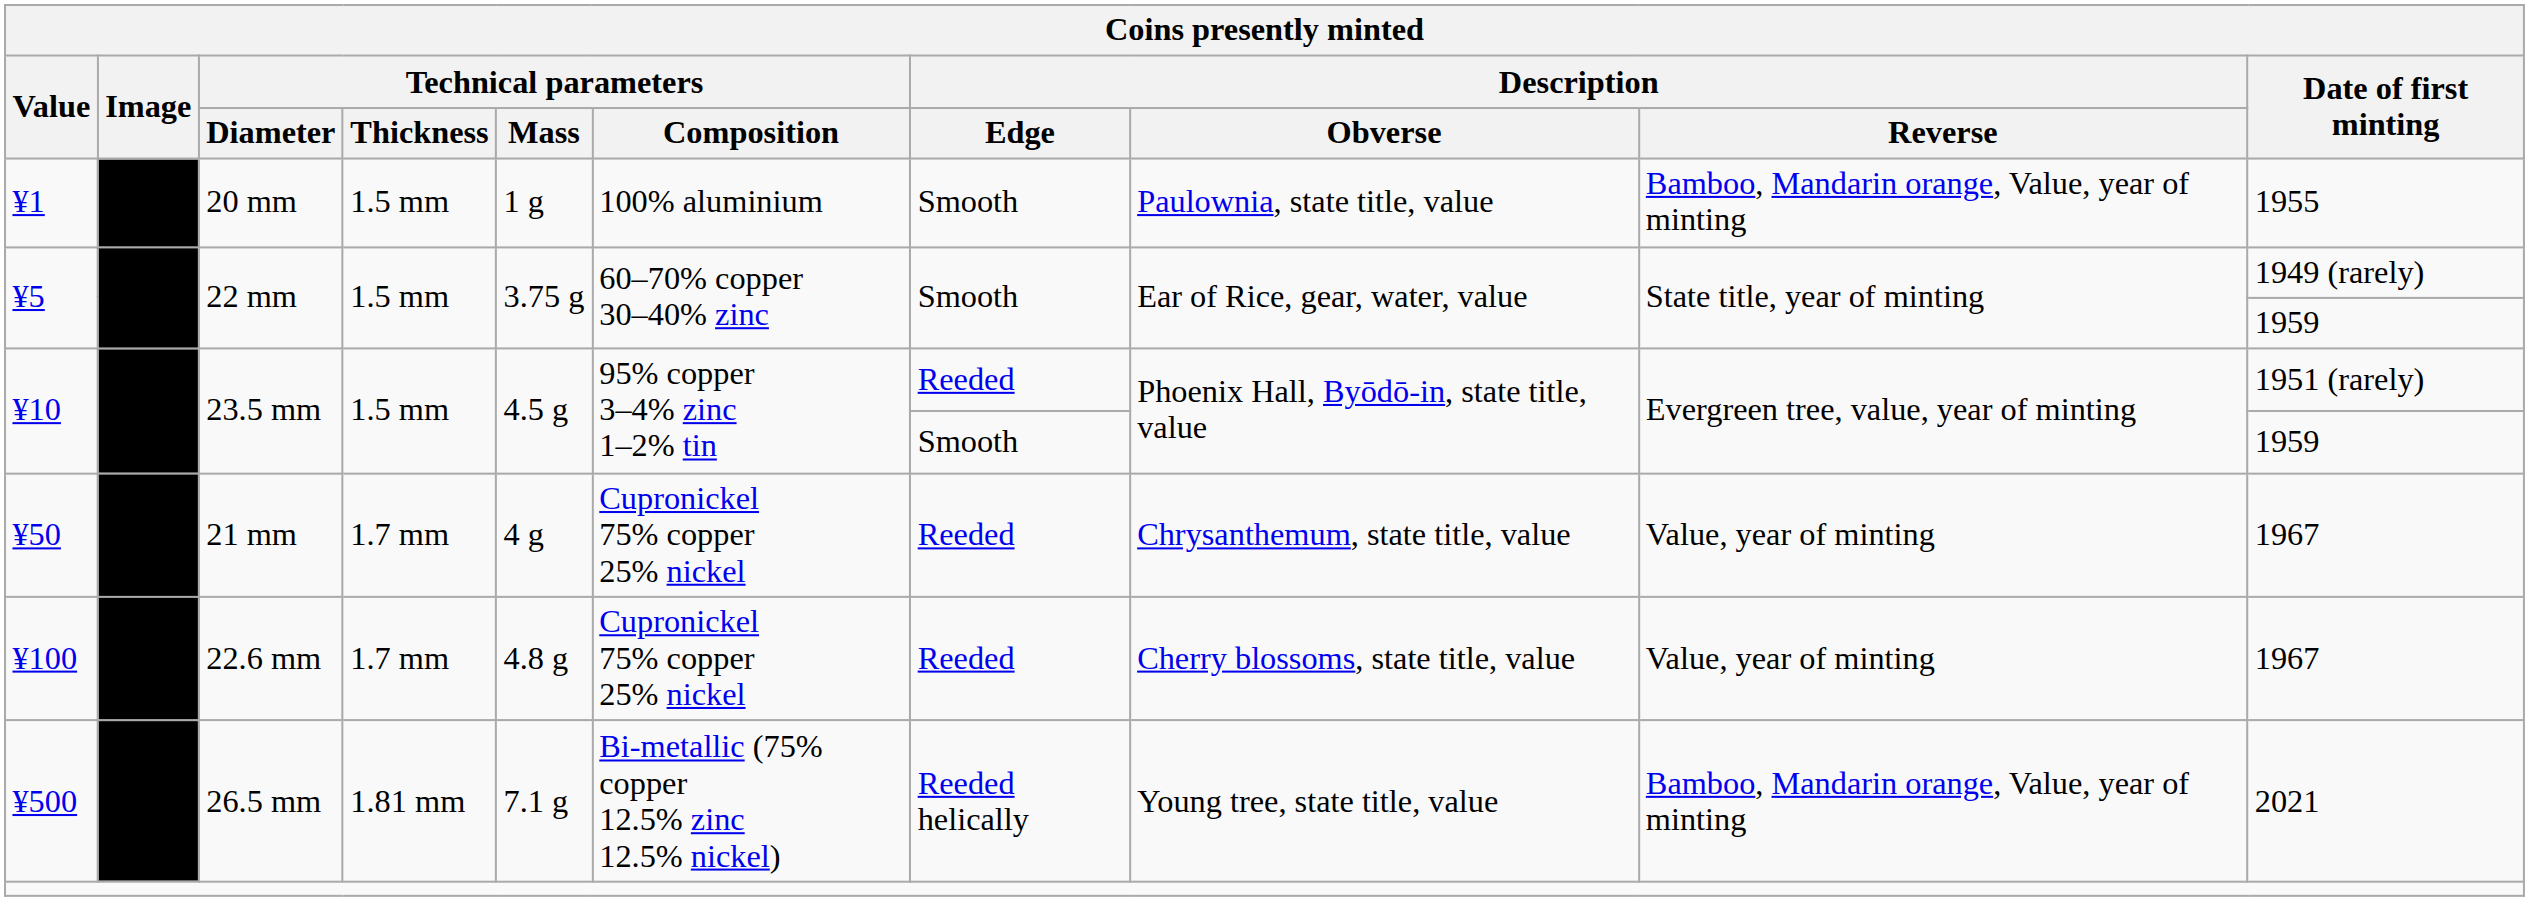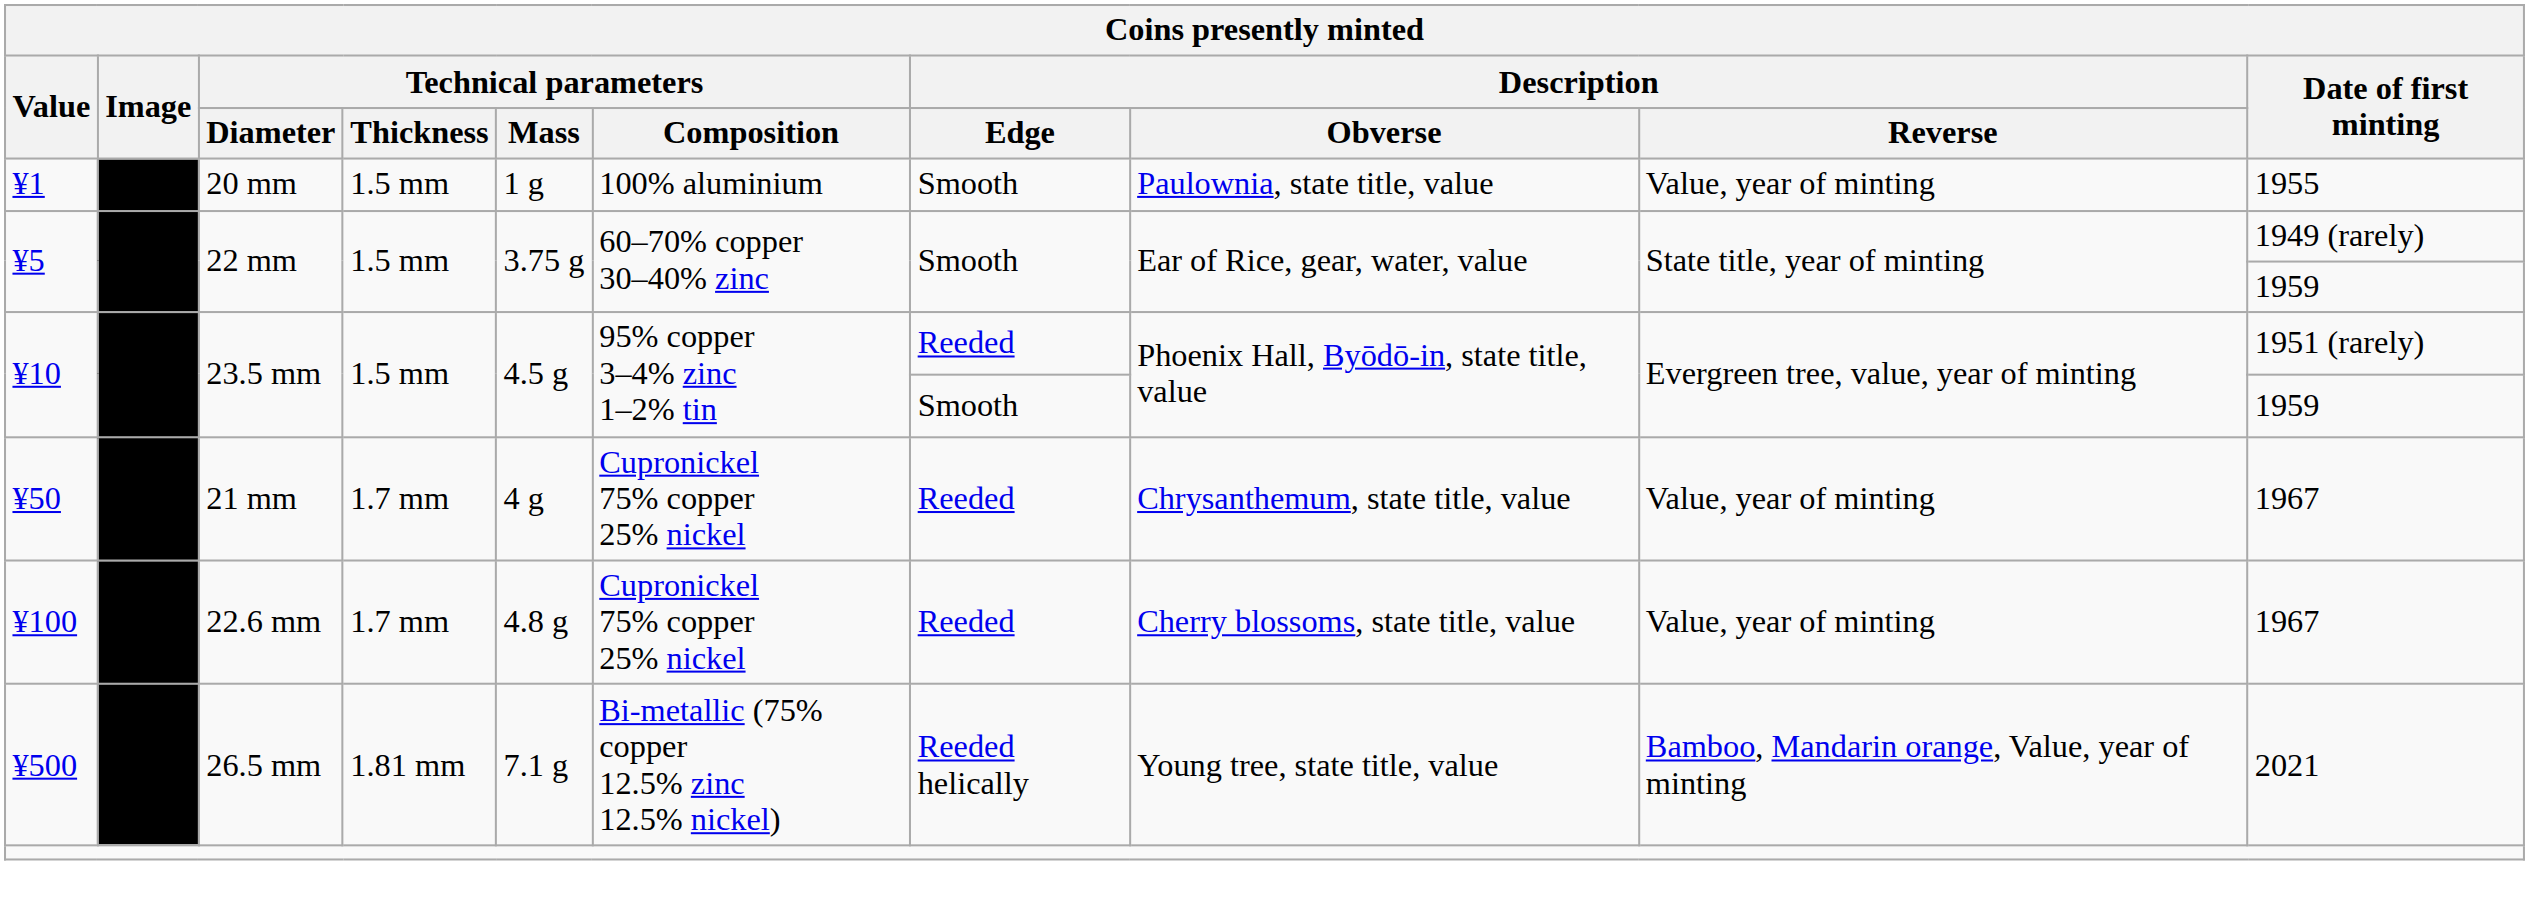(1917, 202) Bamboo, Mandarin orange, Value, year of minting -> (1790, 183) Value, year of minting
